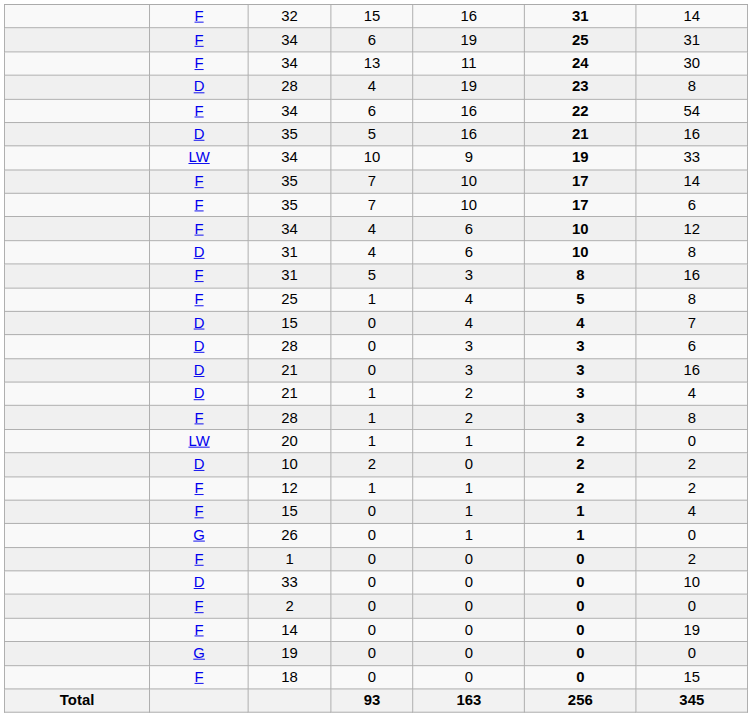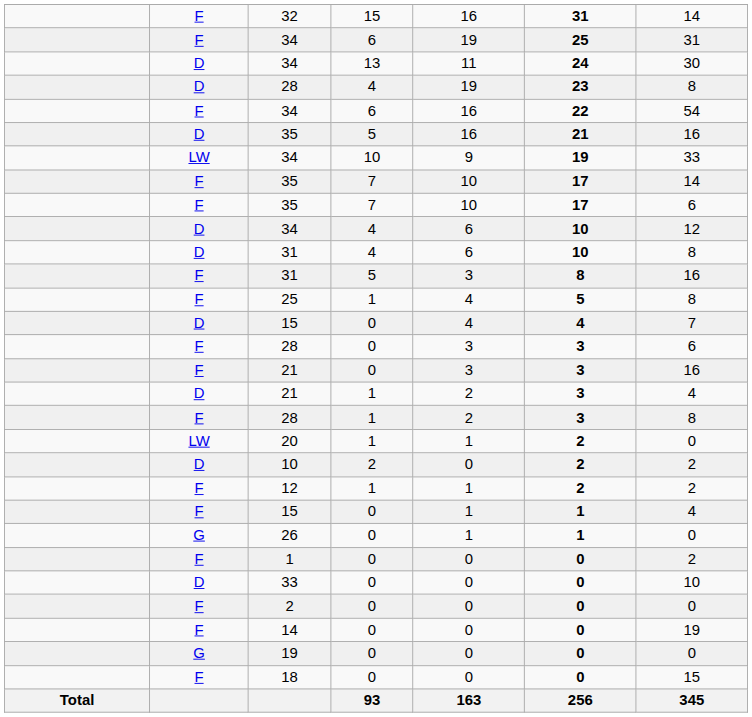(199, 63) F -> (199, 63) D
(199, 228) F -> (199, 228) D
(199, 346) D -> (199, 346) F
(199, 370) D -> (199, 370) F
